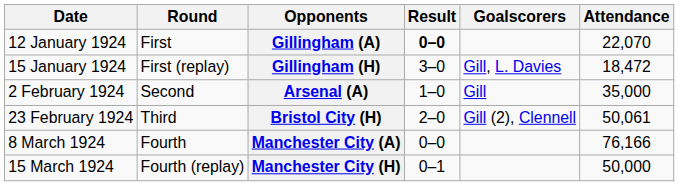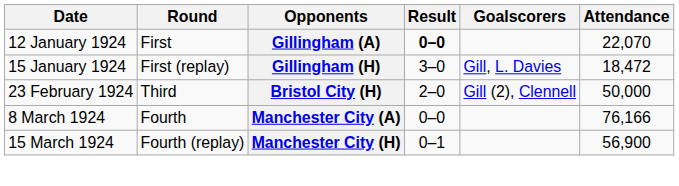- row: (326, 92)
(627, 117) 50,061 -> (627, 92) 50,000
(627, 167) 50,000 -> (627, 142) 56,900
